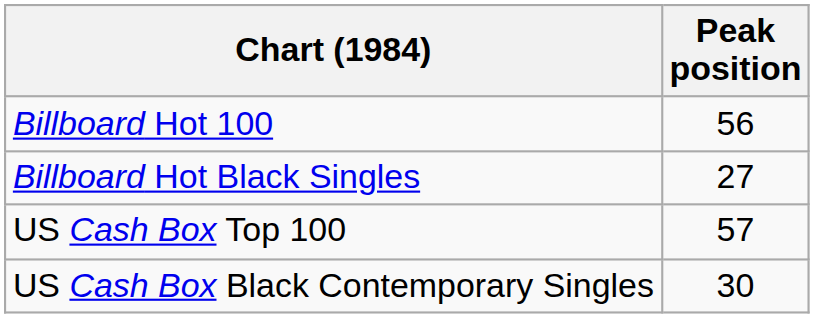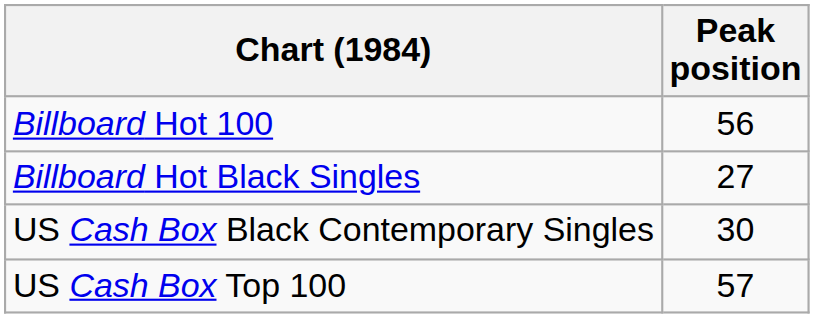rows swapped: (179, 230) <-> (333, 284)
